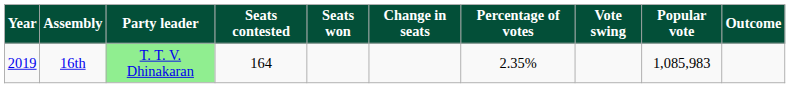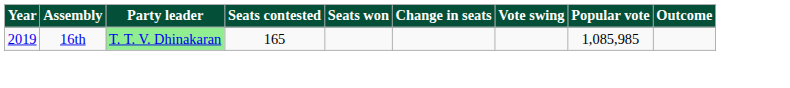- column: (518, 24)
(261, 63) 164 -> (275, 38) 165
(682, 63) 1,085,983 -> (610, 38) 1,085,985
